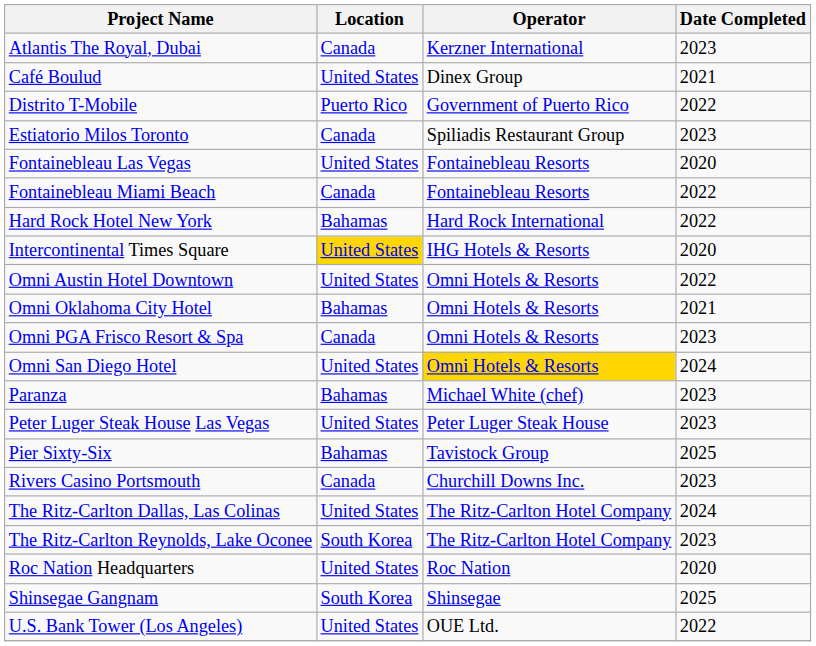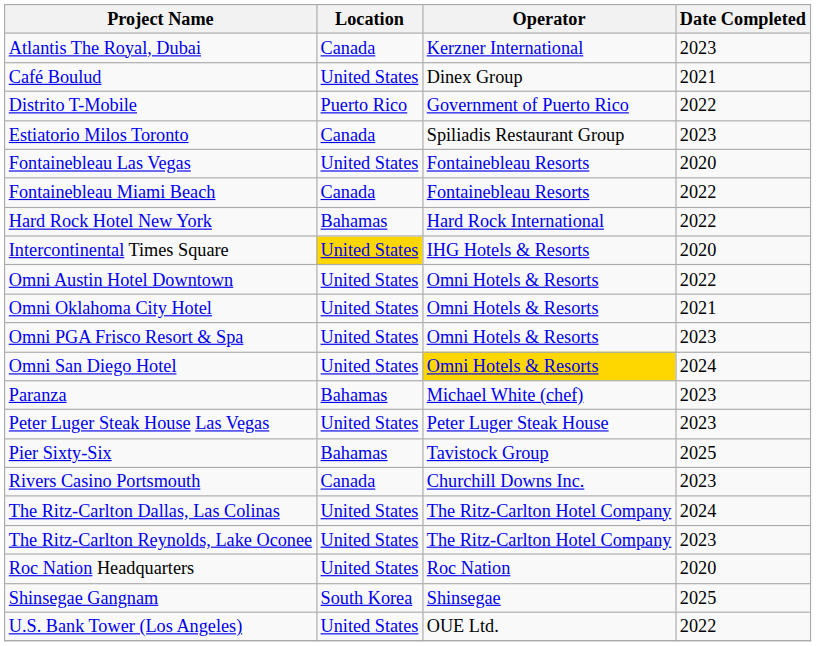(354, 308) Bahamas -> (369, 308) United States
(348, 337) Canada -> (369, 337) United States
(366, 539) South Korea -> (369, 539) United States
